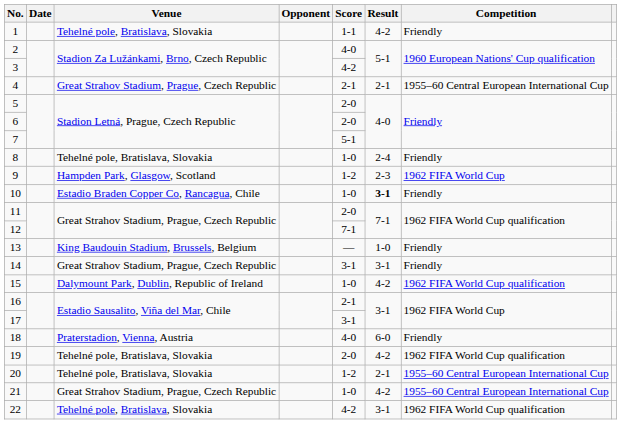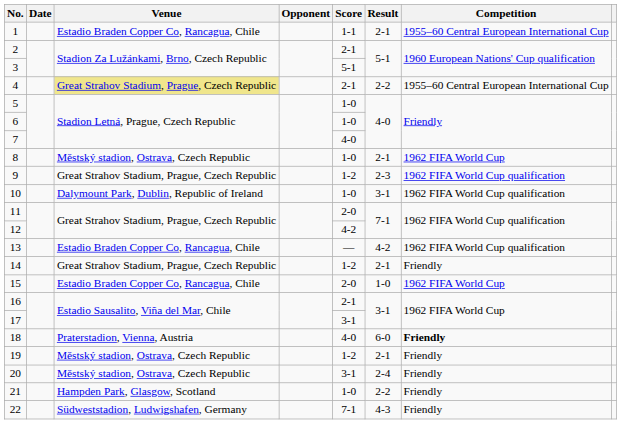(135, 31) Tehelné pole, Bratislava, Slovakia -> (158, 31) Estadio Braden Copper Co, Rancagua, Chile
(383, 31) 4-2 -> (383, 31) 2-1
(423, 31) Friendly -> (506, 31) 1955–60 Central European International Cup
(349, 49) 4-0 -> (349, 49) 2-1
(349, 67) 4-2 -> (349, 67) 5-1
(167, 85) no background -> (167, 85) khaki background
(383, 85) 2-1 -> (383, 85) 2-2
(349, 103) 2-0 -> (349, 103) 1-0
(349, 121) 2-0 -> (349, 121) 1-0
(349, 139) 5-1 -> (349, 139) 4-0
(135, 157) Tehelné pole, Bratislava, Slovakia -> (153, 157) Městský stadion, Ostrava, Czech Republic
(383, 157) 2-4 -> (383, 157) 2-1
(423, 157) Friendly -> (454, 157) 1962 FIFA World Cup
(136, 175) Hampden Park, Glasgow, Scotland -> (167, 175) Great Strahov Stadium, Prague, Czech Republic
(454, 175) 1962 FIFA World Cup -> (484, 175) 1962 FIFA World Cup qualification
(158, 193) Estadio Braden Copper Co, Rancagua, Chile -> (160, 193) Dalymount Park, Dublin, Republic of Ireland
(383, 193) bold -> (383, 193) normal
(423, 193) Friendly -> (484, 193) 1962 FIFA World Cup qualification
(349, 229) 7-1 -> (349, 229) 4-2
(157, 247) King Baudouin Stadium, Brussels, Belgium -> (158, 247) Estadio Braden Copper Co, Rancagua, Chile
(383, 247) 1-0 -> (383, 247) 4-2
(423, 247) Friendly -> (484, 247) 1962 FIFA World Cup qualification
(349, 265) 3-1 -> (349, 265) 1-2
(383, 265) 3-1 -> (383, 265) 2-1
(160, 283) Dalymount Park, Dublin, Republic of Ireland -> (158, 283) Estadio Braden Copper Co, Rancagua, Chile
(349, 283) 1-0 -> (349, 283) 2-0
(383, 283) 4-2 -> (383, 283) 1-0
(484, 283) 1962 FIFA World Cup qualification -> (454, 283) 1962 FIFA World Cup
(423, 337) normal -> (424, 337) bold
(135, 355) Tehelné pole, Bratislava, Slovakia -> (153, 355) Městský stadion, Ostrava, Czech Republic
(349, 355) 2-0 -> (349, 355) 1-2
(383, 355) 4-2 -> (383, 355) 2-1
(484, 355) 1962 FIFA World Cup qualification -> (423, 355) Friendly
(135, 373) Tehelné pole, Bratislava, Slovakia -> (153, 373) Městský stadion, Ostrava, Czech Republic
(349, 373) 1-2 -> (349, 373) 3-1
(383, 373) 2-1 -> (383, 373) 2-4
(506, 373) 1955–60 Central European International Cup -> (423, 373) Friendly
(167, 391) Great Strahov Stadium, Prague, Czech Republic -> (136, 391) Hampden Park, Glasgow, Scotland
(383, 391) 4-2 -> (383, 391) 2-2
(506, 391) 1955–60 Central European International Cup -> (423, 391) Friendly
(135, 409) Tehelné pole, Bratislava, Slovakia -> (152, 409) Südweststadion, Ludwigshafen, Germany
(349, 409) 4-2 -> (349, 409) 7-1
(383, 409) 3-1 -> (383, 409) 4-3
(484, 409) 1962 FIFA World Cup qualification -> (423, 409) Friendly
